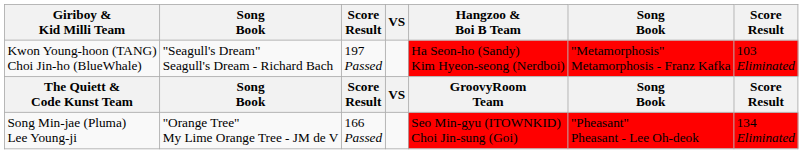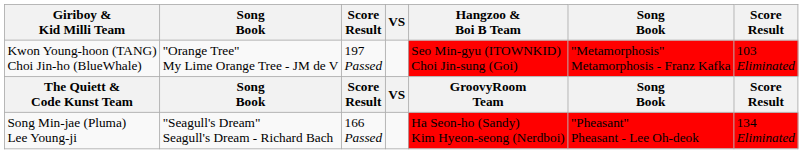(248, 58) "Seagull's Dream" Seagull's Dream - Richard Bach -> (251, 58) "Orange Tree" My Lime Orange Tree - JM de V
(488, 58) Ha Seon-ho (Sandy) Kim Hyeon-seong (Nerdboi) -> (486, 58) Seo Min-gyu (ITOWNKID) Choi Jin-sung (Goi)
(251, 130) "Orange Tree" My Lime Orange Tree - JM de V -> (248, 130) "Seagull's Dream" Seagull's Dream - Richard Bach
(486, 130) Seo Min-gyu (ITOWNKID) Choi Jin-sung (Goi) -> (488, 130) Ha Seon-ho (Sandy) Kim Hyeon-seong (Nerdboi)
